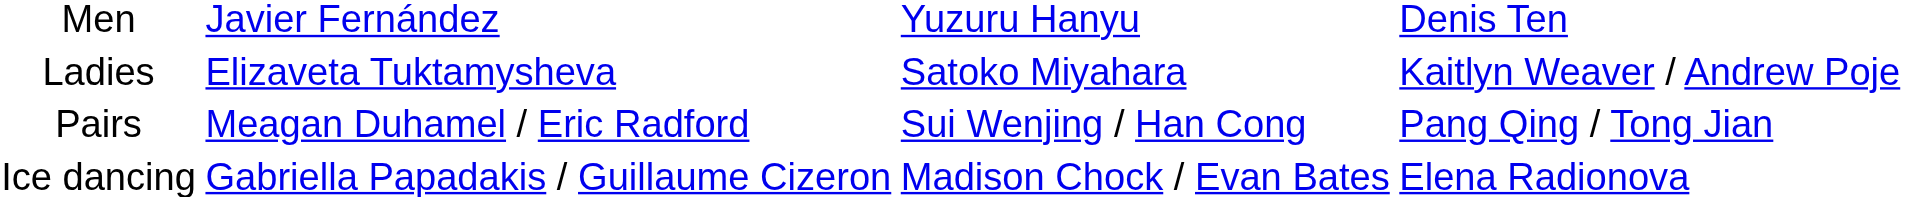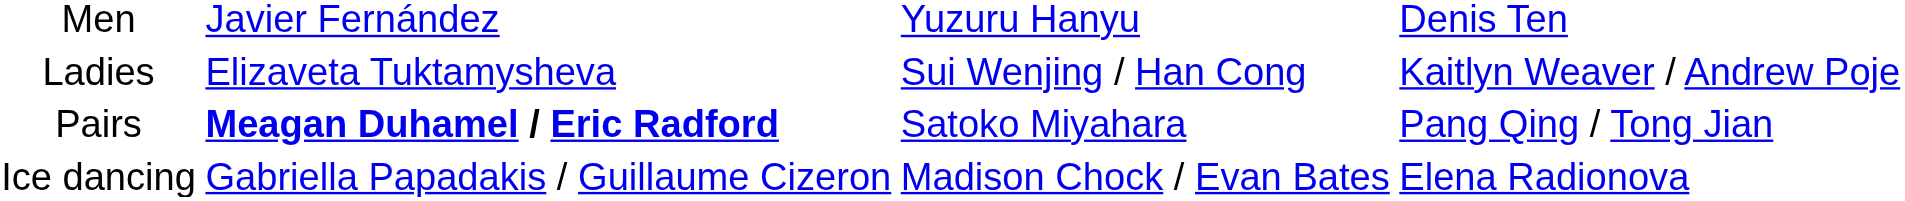(1044, 72) Satoko Miyahara -> (1104, 72) Sui Wenjing / Han Cong
(477, 124) normal -> (492, 124) bold
(1104, 124) Sui Wenjing / Han Cong -> (1044, 124) Satoko Miyahara
